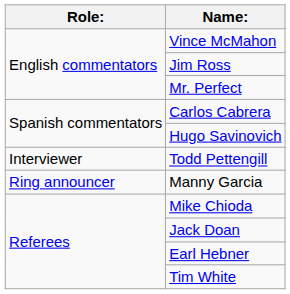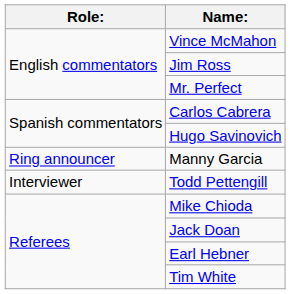rows swapped: (218, 159) <-> (216, 182)
